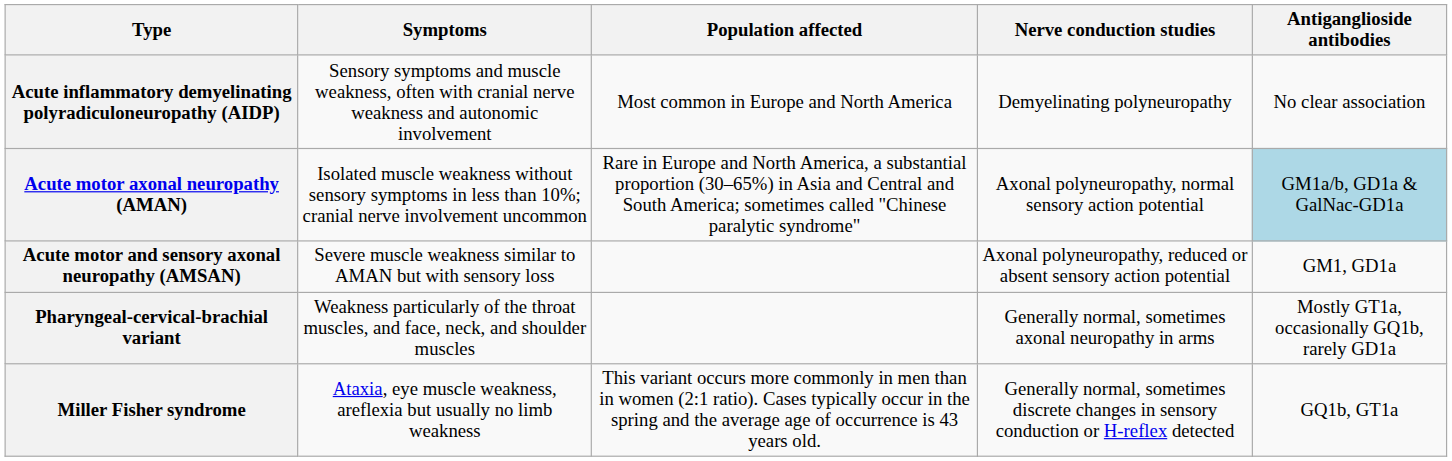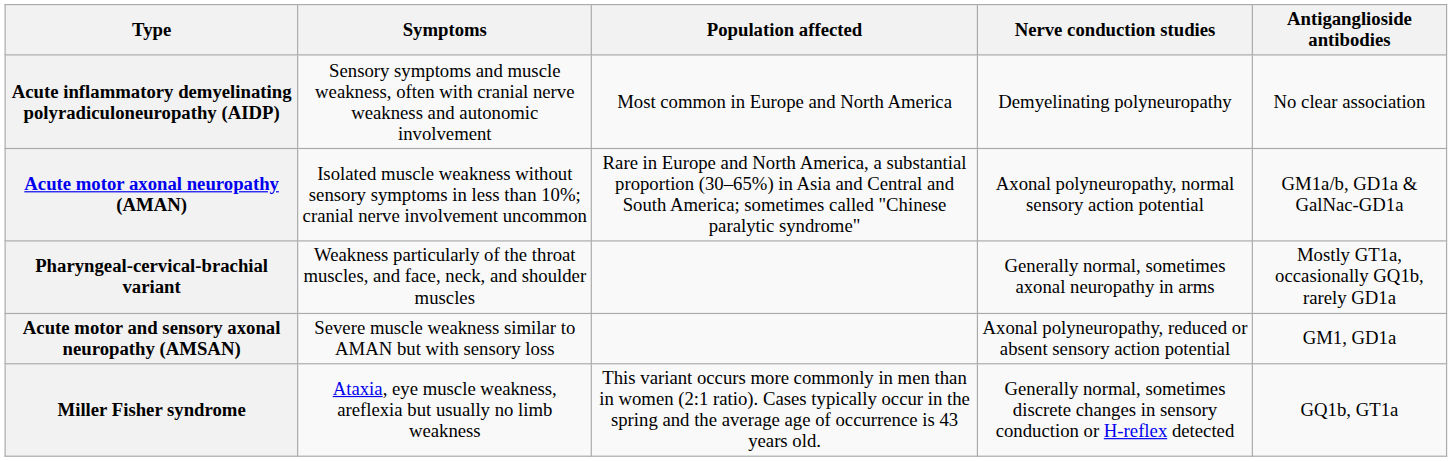(1349, 194) lightblue background -> (1349, 194) no background
rows swapped: (152, 266) <-> (152, 327)
